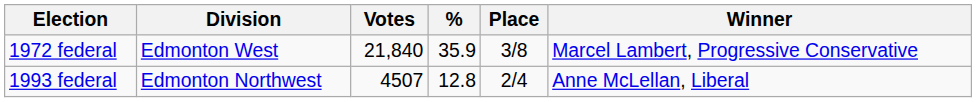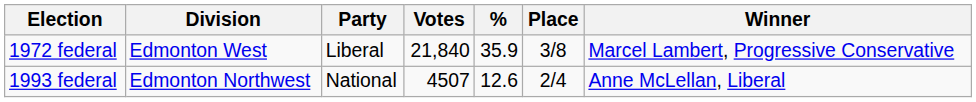+ column: (363, 19)
(457, 81) 12.8 -> (499, 81) 12.6
